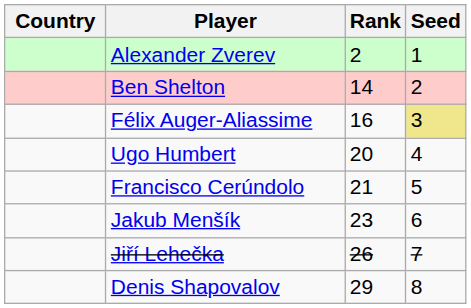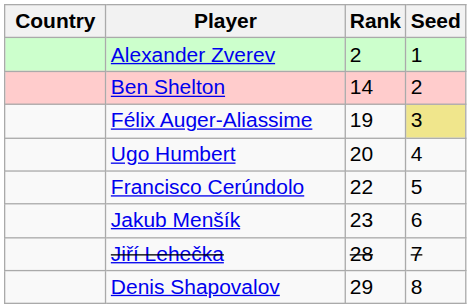(361, 120) 16 -> (361, 120) 19
(361, 187) 21 -> (361, 187) 22
(361, 253) 26 -> (361, 253) 28
